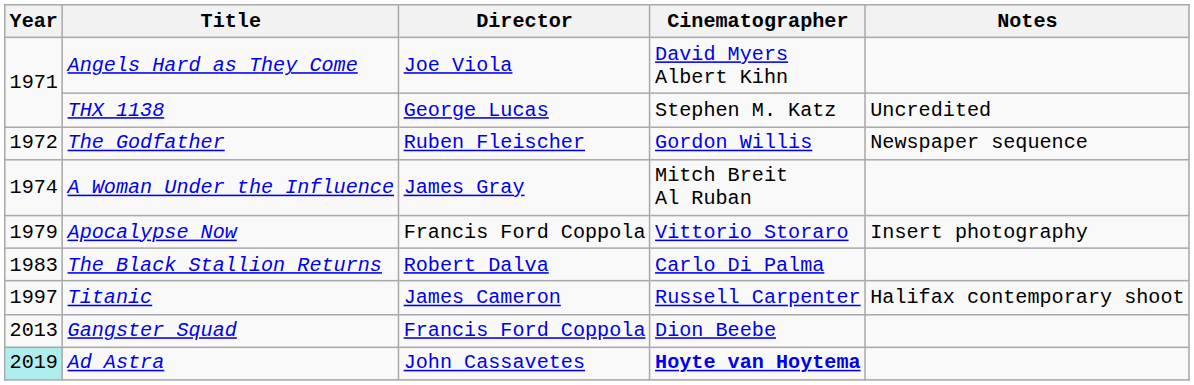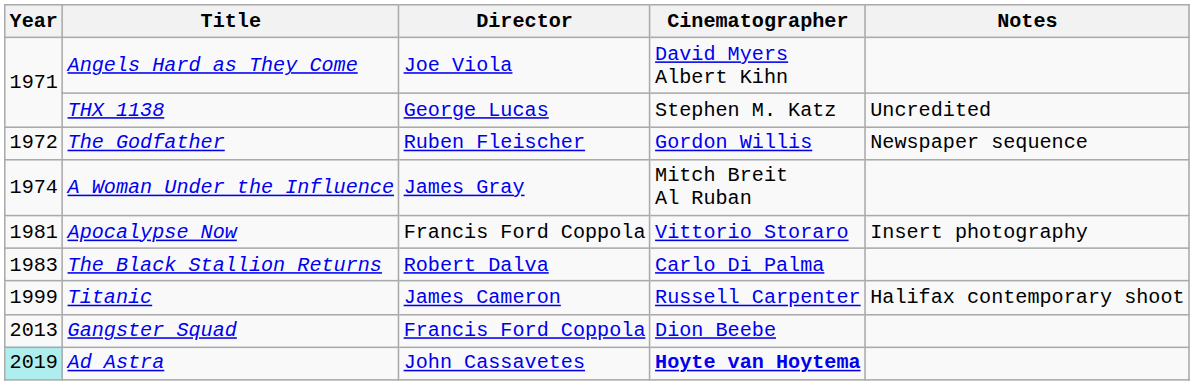(34, 232) 1979 -> (34, 232) 1981
(34, 298) 1997 -> (34, 298) 1999
